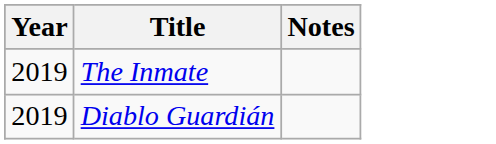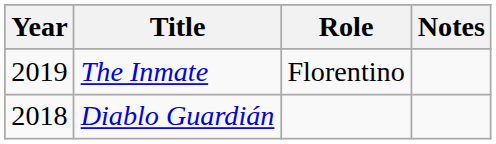+ column: (346, 26)
(40, 116) 2019 -> (40, 116) 2018
